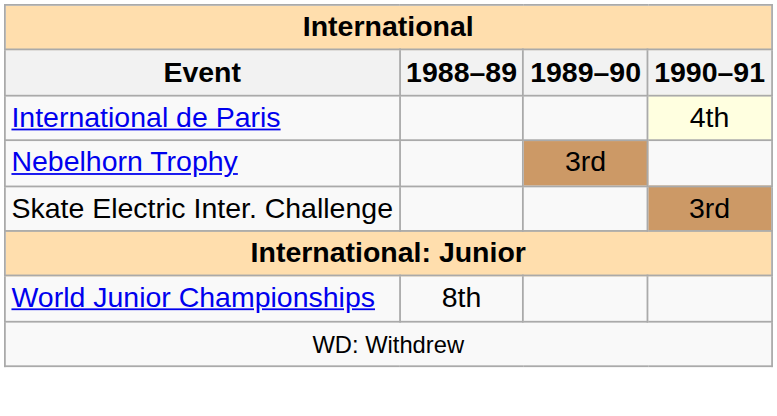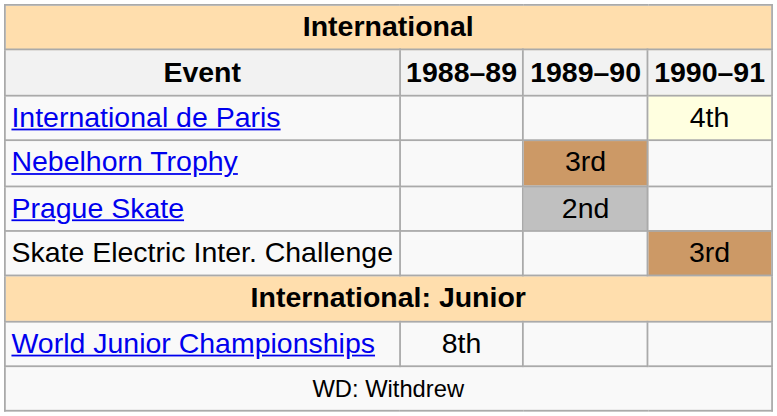+ row: (98, 207)
